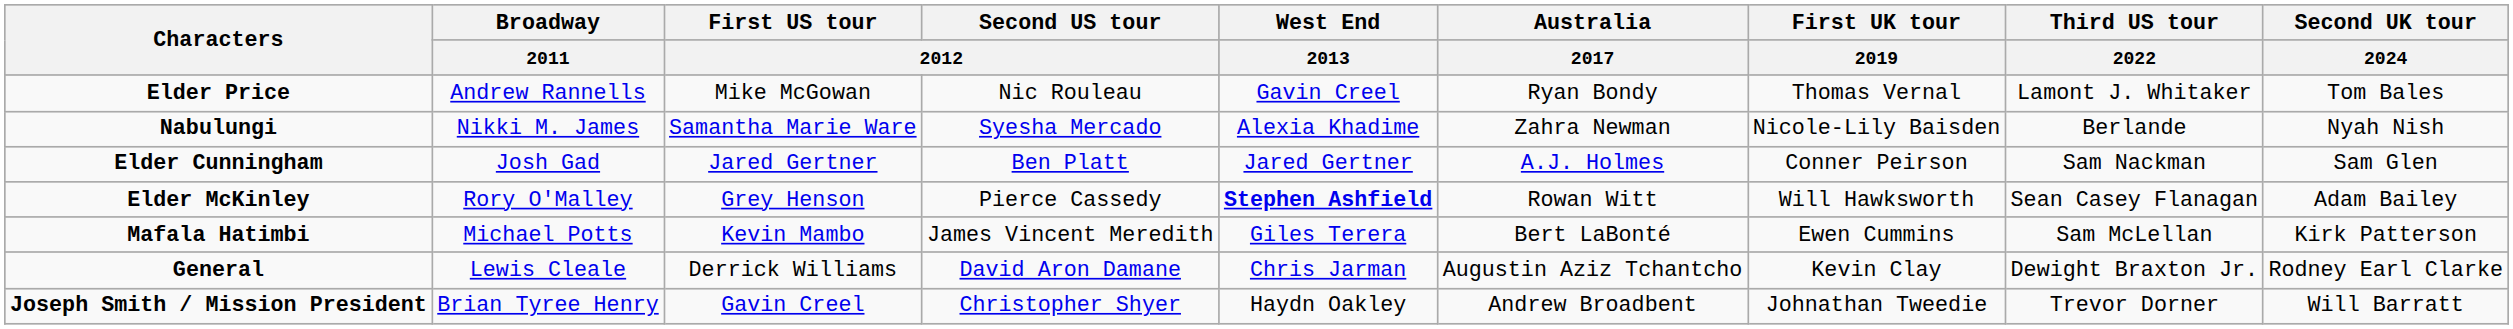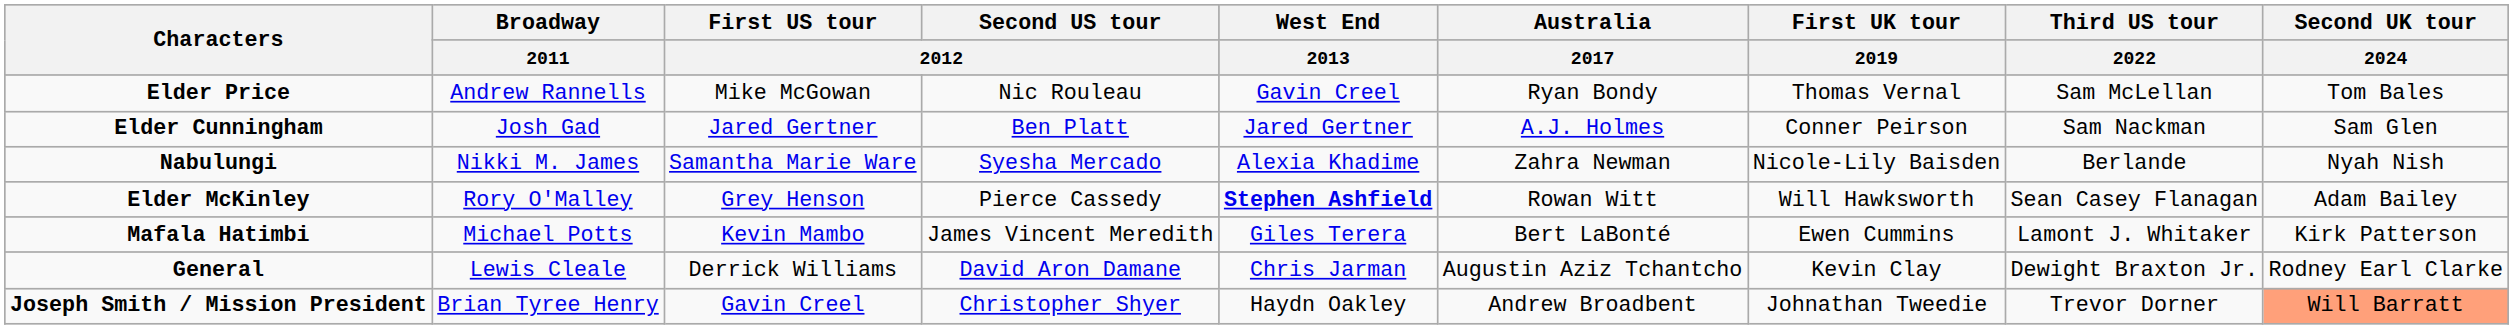(2134, 93) Lamont J. Whitaker -> (2134, 93) Sam McLellan
rows swapped: (218, 164) <-> (218, 129)
(2134, 235) Sam McLellan -> (2134, 235) Lamont J. Whitaker
(2386, 306) no background -> (2386, 306) lightsalmon background
